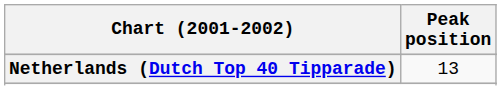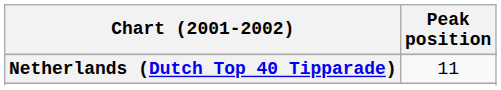(448, 69) 13 -> (448, 69) 11
